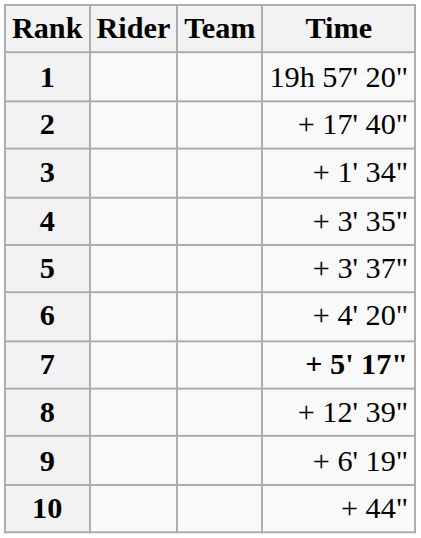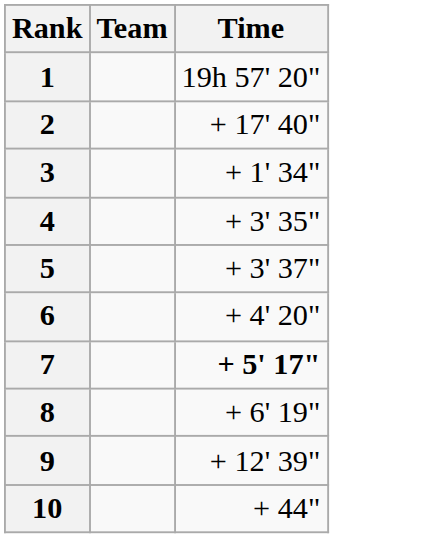- column: (133, 28)
(353, 412) + 12' 39" -> (273, 412) + 6' 19"
(361, 460) + 6' 19" -> (265, 460) + 12' 39"
